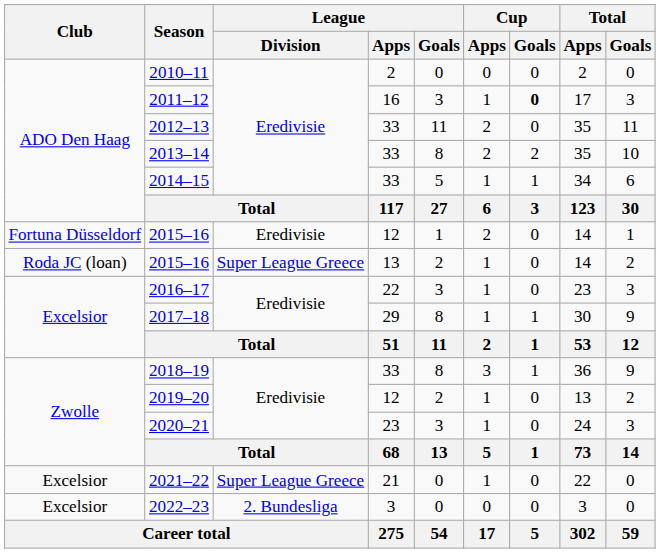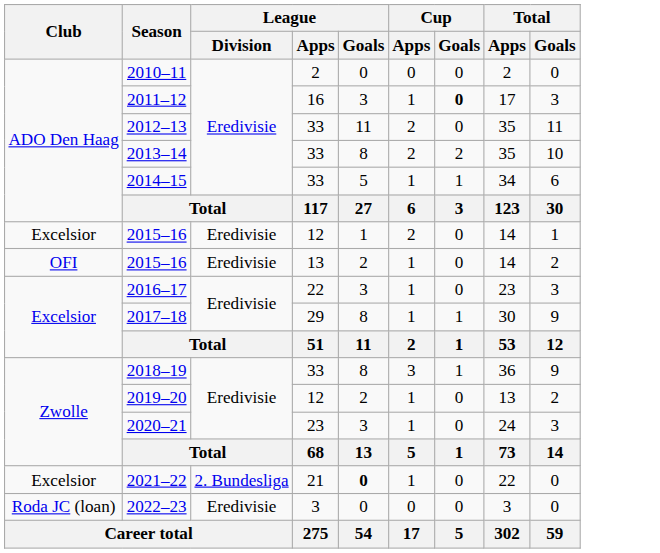(75, 235) Fortuna Düsseldorf -> (64, 235) Excelsior
(75, 262) Roda JC (loan) -> (64, 262) OFI
(291, 262) Super League Greece -> (242, 262) Eredivisie
(291, 479) Super League Greece -> (242, 479) 2. Bundesliga
(439, 479) normal -> (363, 479) bold
(75, 506) Excelsior -> (64, 506) Roda JC (loan)
(291, 506) 2. Bundesliga -> (242, 506) Eredivisie
